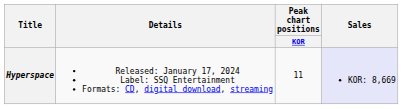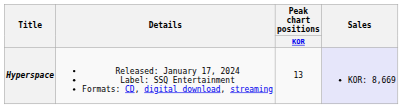(298, 76) 11 -> (298, 76) 13
